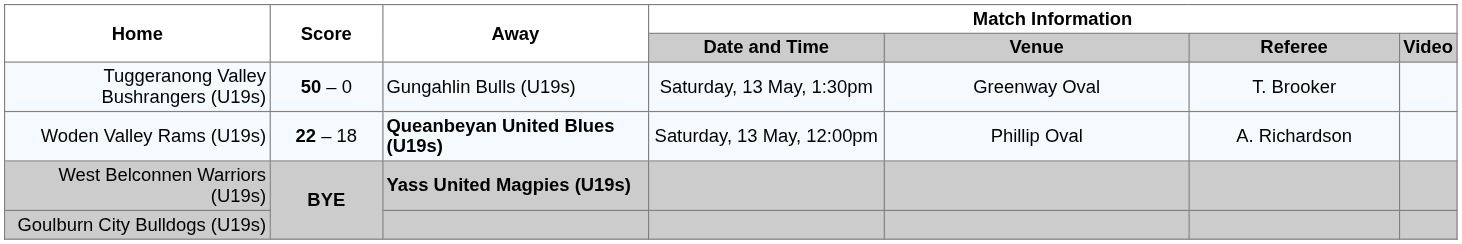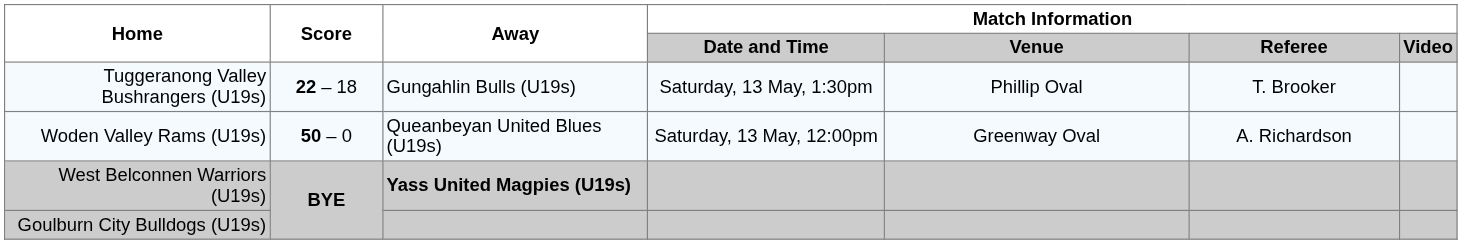(326, 86) 50 – 0 -> (326, 86) 22 – 18
(1037, 86) Greenway Oval -> (1037, 86) Phillip Oval
(326, 136) 22 – 18 -> (326, 136) 50 – 0
(501, 136) bold -> (494, 136) normal
(1037, 136) Phillip Oval -> (1037, 136) Greenway Oval
